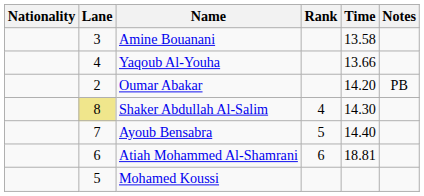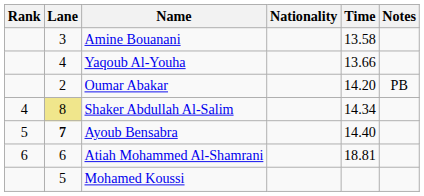columns swapped: (321, 16) <-> (41, 16)
(360, 109) 14.30 -> (360, 109) 14.34
(97, 132) normal -> (63, 132) bold
